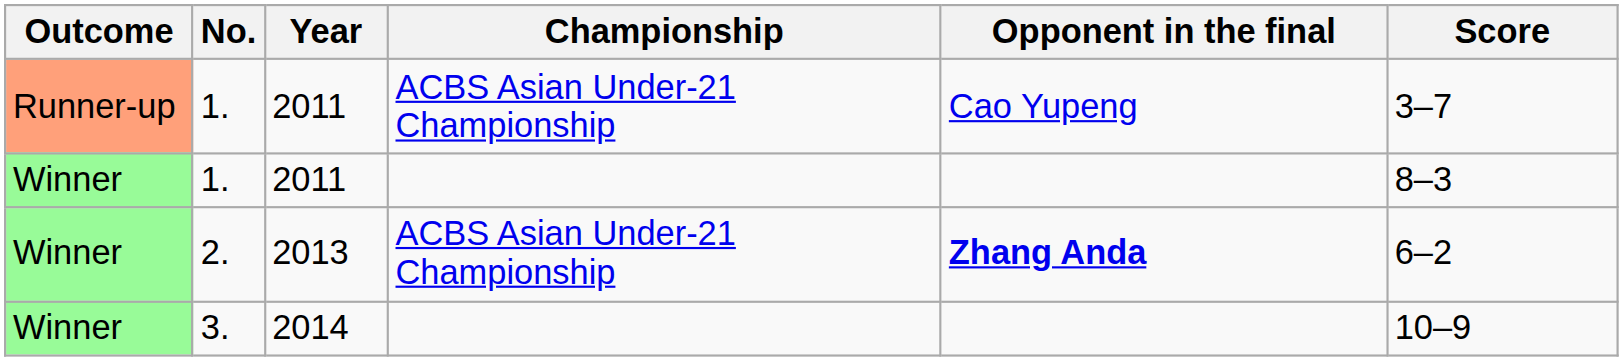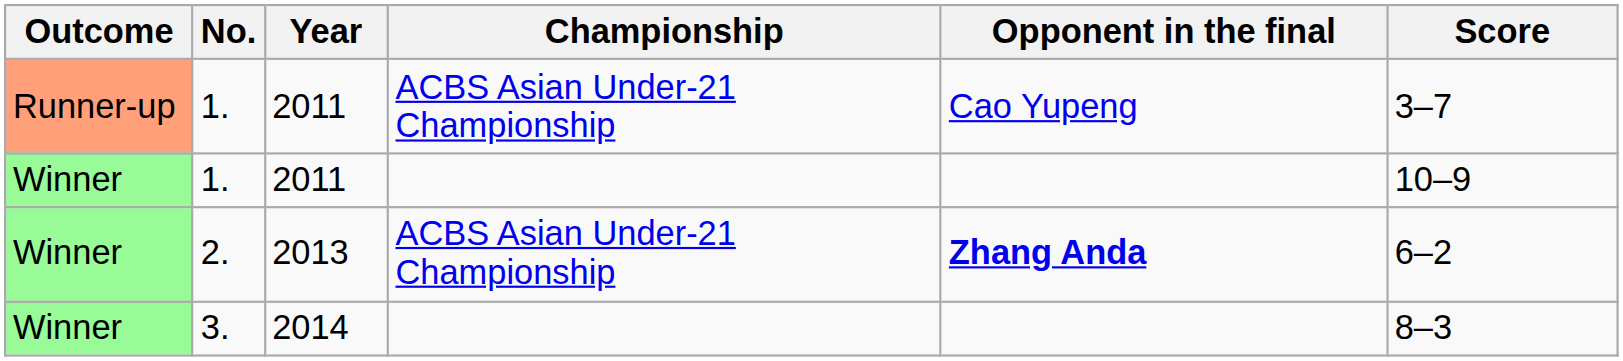(1423, 179) 8–3 -> (1433, 179) 10–9
(1433, 327) 10–9 -> (1423, 327) 8–3
